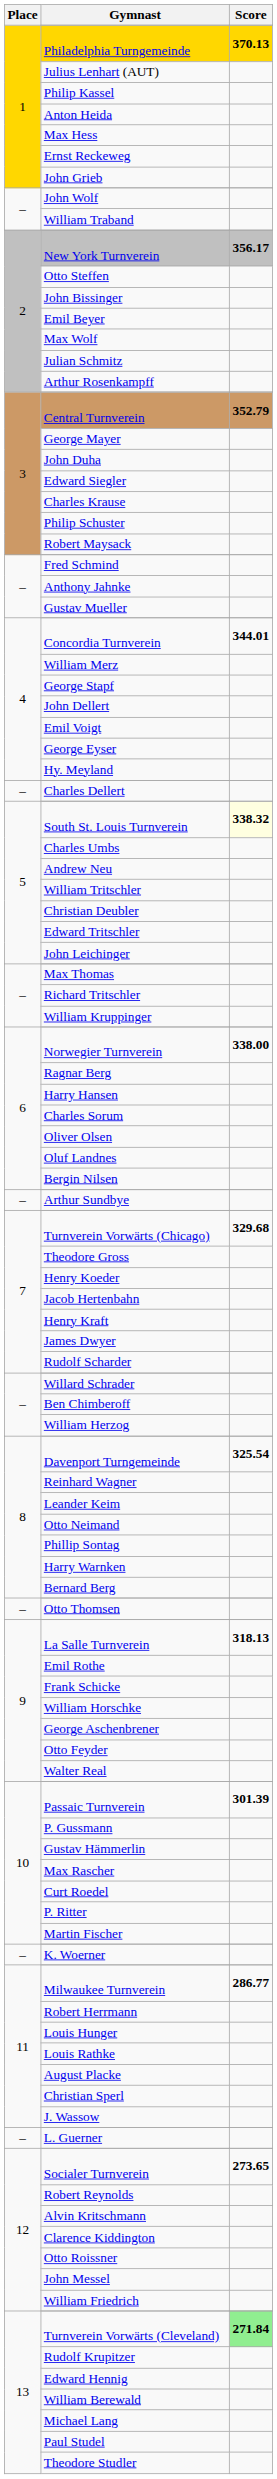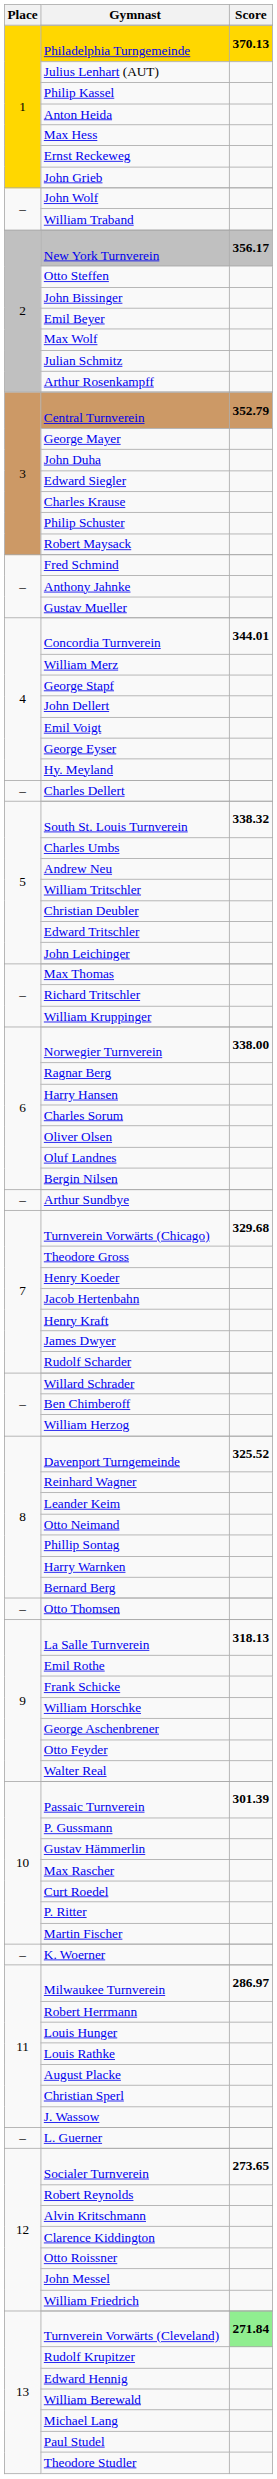(251, 819) lightyellow background -> (251, 819) no background
(251, 1453) 325.54 -> (251, 1453) 325.52
(251, 1983) 286.77 -> (251, 1983) 286.97
